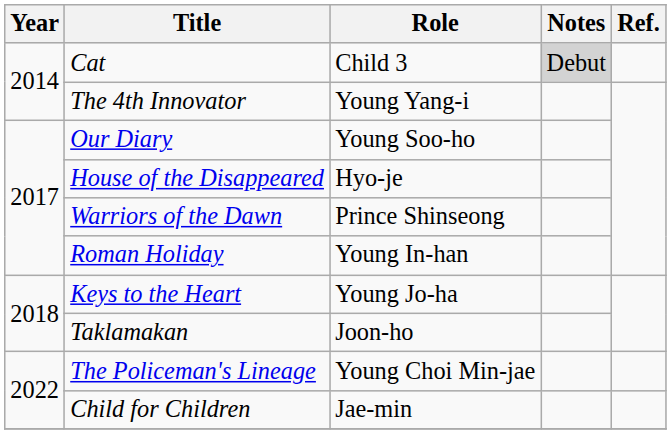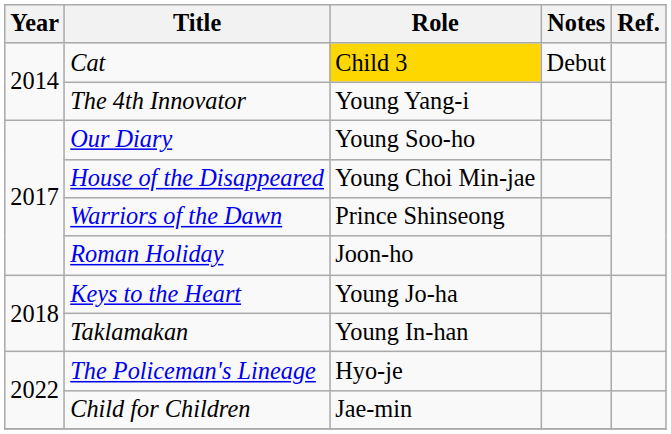(371, 62) no background -> (371, 62) gold background
(576, 62) lightgrey background -> (576, 62) no background
(369, 178) Hyo-je -> (435, 178) Young Choi Min-jae
(402, 255) Young In-han -> (374, 255) Joon-ho
(374, 332) Joon-ho -> (402, 332) Young In-han
(435, 370) Young Choi Min-jae -> (369, 370) Hyo-je
